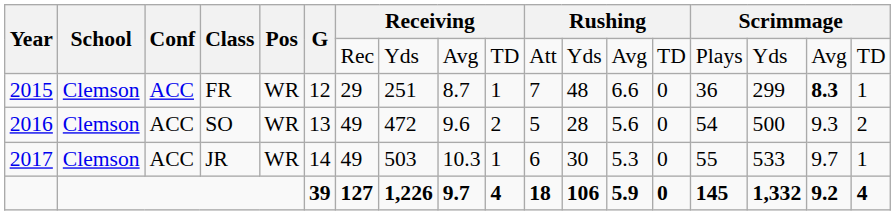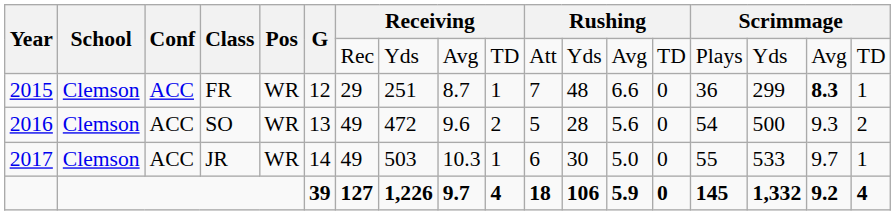(625, 158) 5.3 -> (625, 158) 5.0
